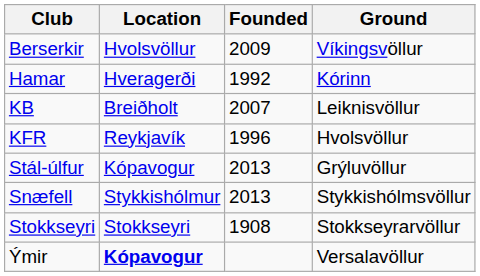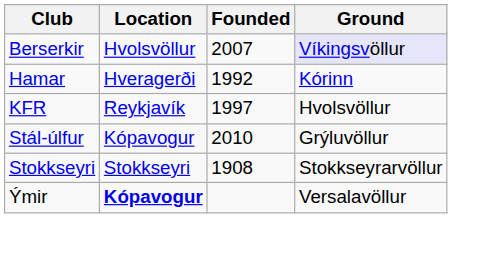(250, 49) 2009 -> (232, 49) 2007
(370, 49) no background -> (352, 49) lavender background
- row: (21, 108)
(250, 138) 1996 -> (232, 108) 1997
(250, 167) 2013 -> (232, 138) 2010
- row: (41, 197)
